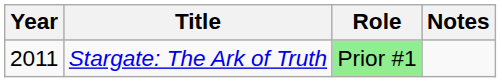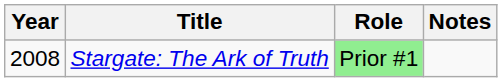(34, 58) 2011 -> (35, 58) 2008
